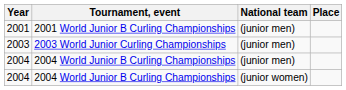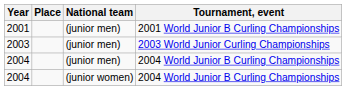columns swapped: (135, 12) <-> (326, 12)
